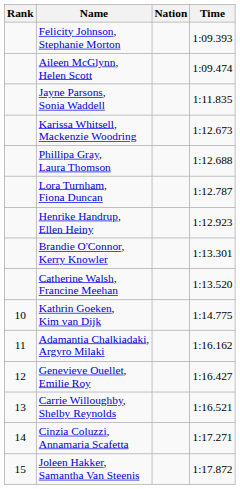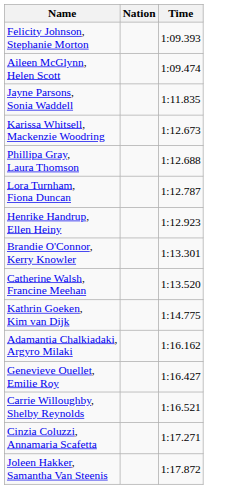- column: (20, 13)
